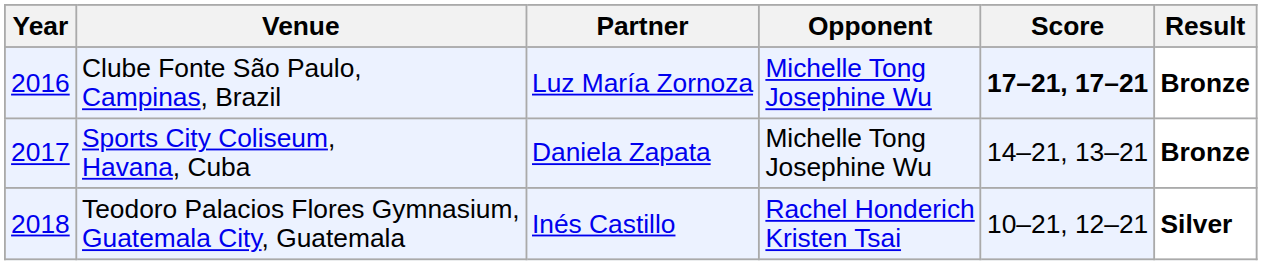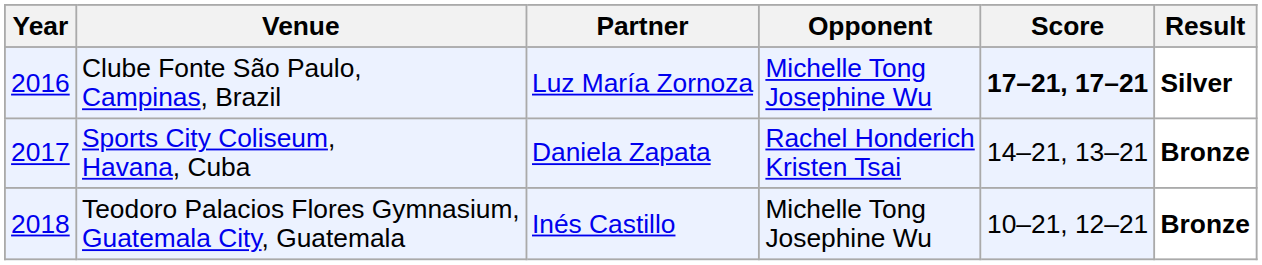(1205, 82) Bronze -> (1196, 82) Silver
(849, 153) Michelle Tong Josephine Wu -> (870, 153) Rachel Honderich Kristen Tsai
(870, 224) Rachel Honderich Kristen Tsai -> (849, 224) Michelle Tong Josephine Wu
(1196, 224) Silver -> (1205, 224) Bronze
